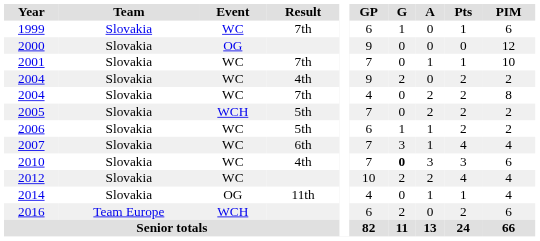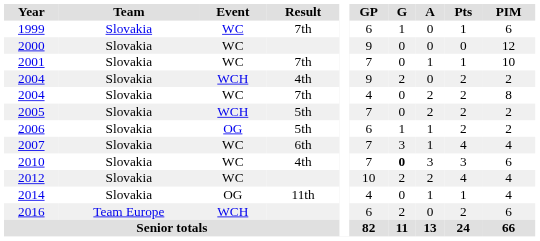(233, 45) OG -> (233, 45) WC
(233, 78) WC -> (233, 78) WCH
(233, 128) WC -> (233, 128) OG
